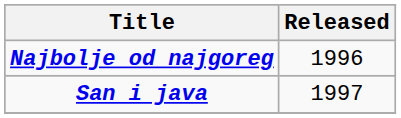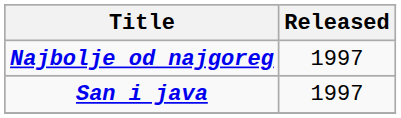(337, 59) 1996 -> (337, 59) 1997
